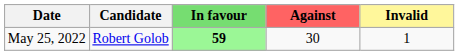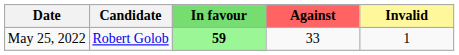(313, 38) 30 -> (313, 38) 33
